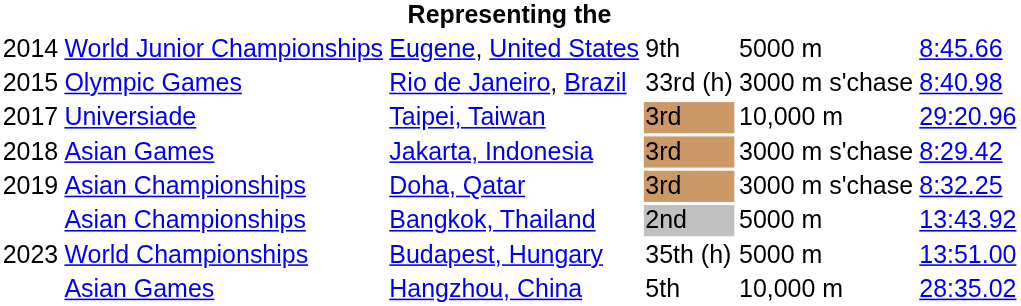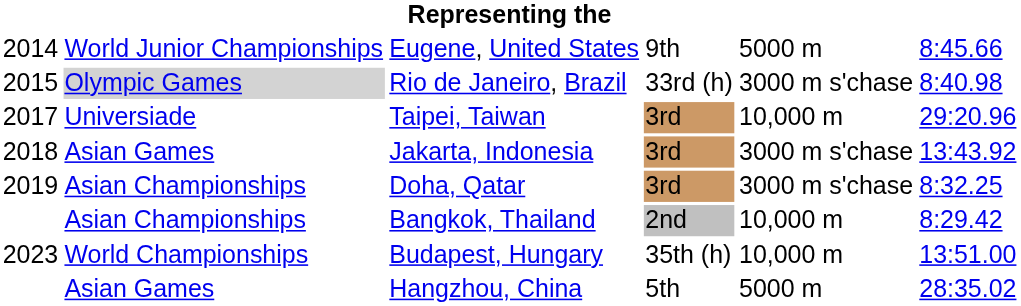(153, 83) no background -> (153, 83) lightgrey background
(961, 151) 8:29.42 -> (968, 151) 13:43.92
(781, 220) 5000 m -> (791, 220) 10,000 m
(968, 220) 13:43.92 -> (961, 220) 8:29.42
(781, 254) 5000 m -> (791, 254) 10,000 m
(791, 288) 10,000 m -> (781, 288) 5000 m
